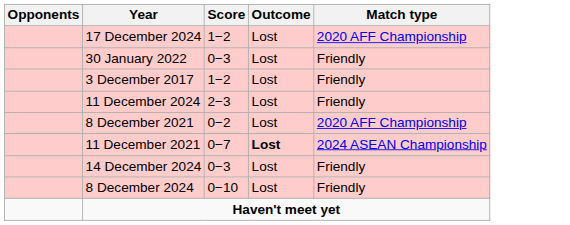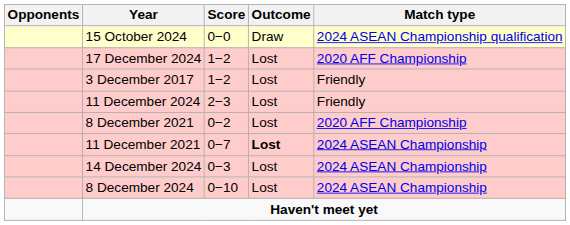+ row: (136, 36)
- row: (136, 58)
(341, 166) Friendly -> (402, 166) 2024 ASEAN Championship
(341, 187) Friendly -> (402, 187) 2024 ASEAN Championship
